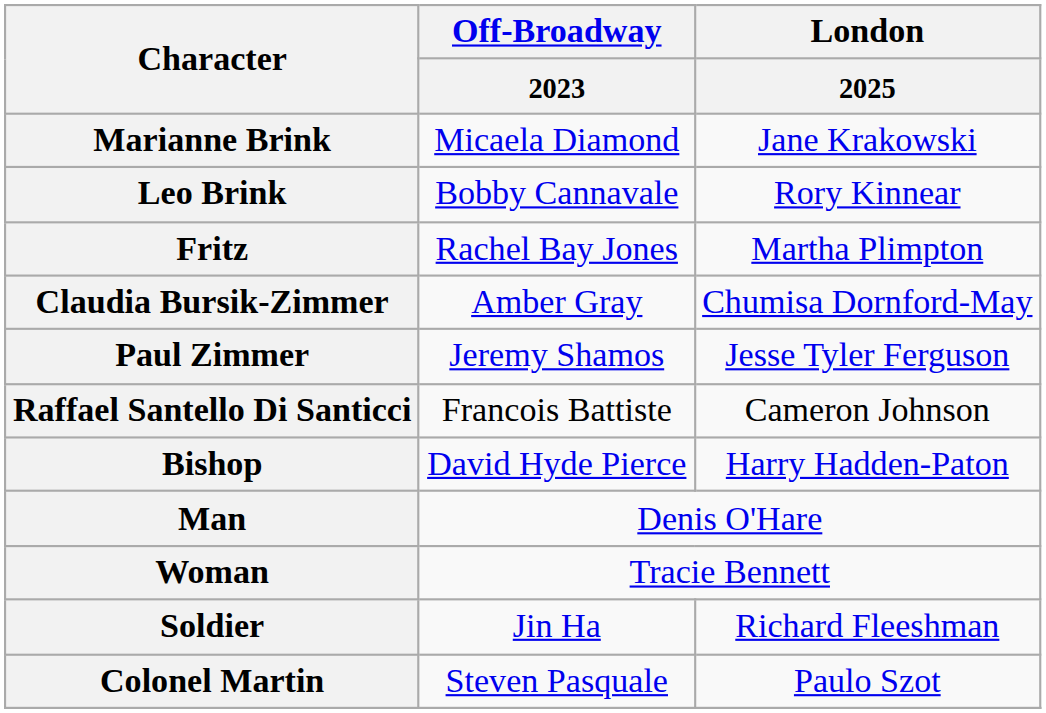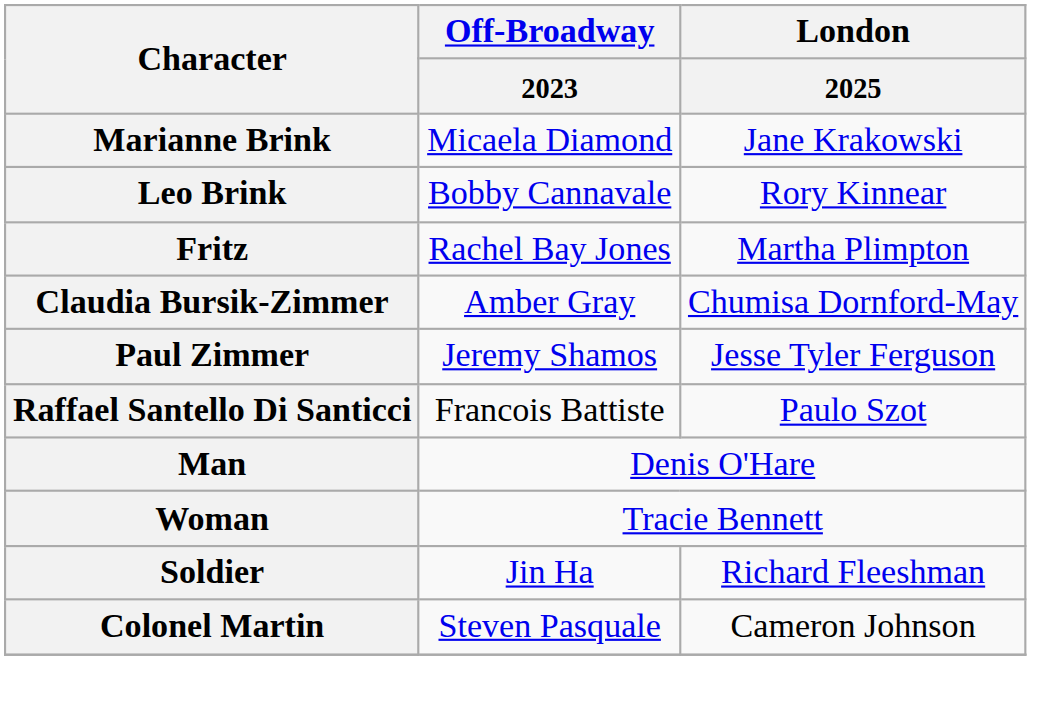(867, 409) Cameron Johnson -> (853, 409) Paulo Szot
- row: (212, 463)
(867, 680) Paulo Szot -> (853, 626) Cameron Johnson
